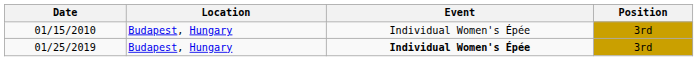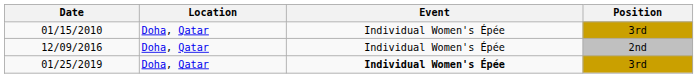(180, 30) Budapest, Hungary -> (175, 30) Doha, Qatar
+ row: (72, 47)
(180, 47) Budapest, Hungary -> (175, 64) Doha, Qatar
